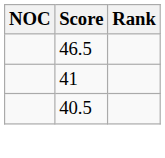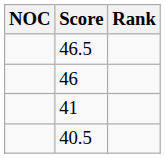+ row: (68, 78)
